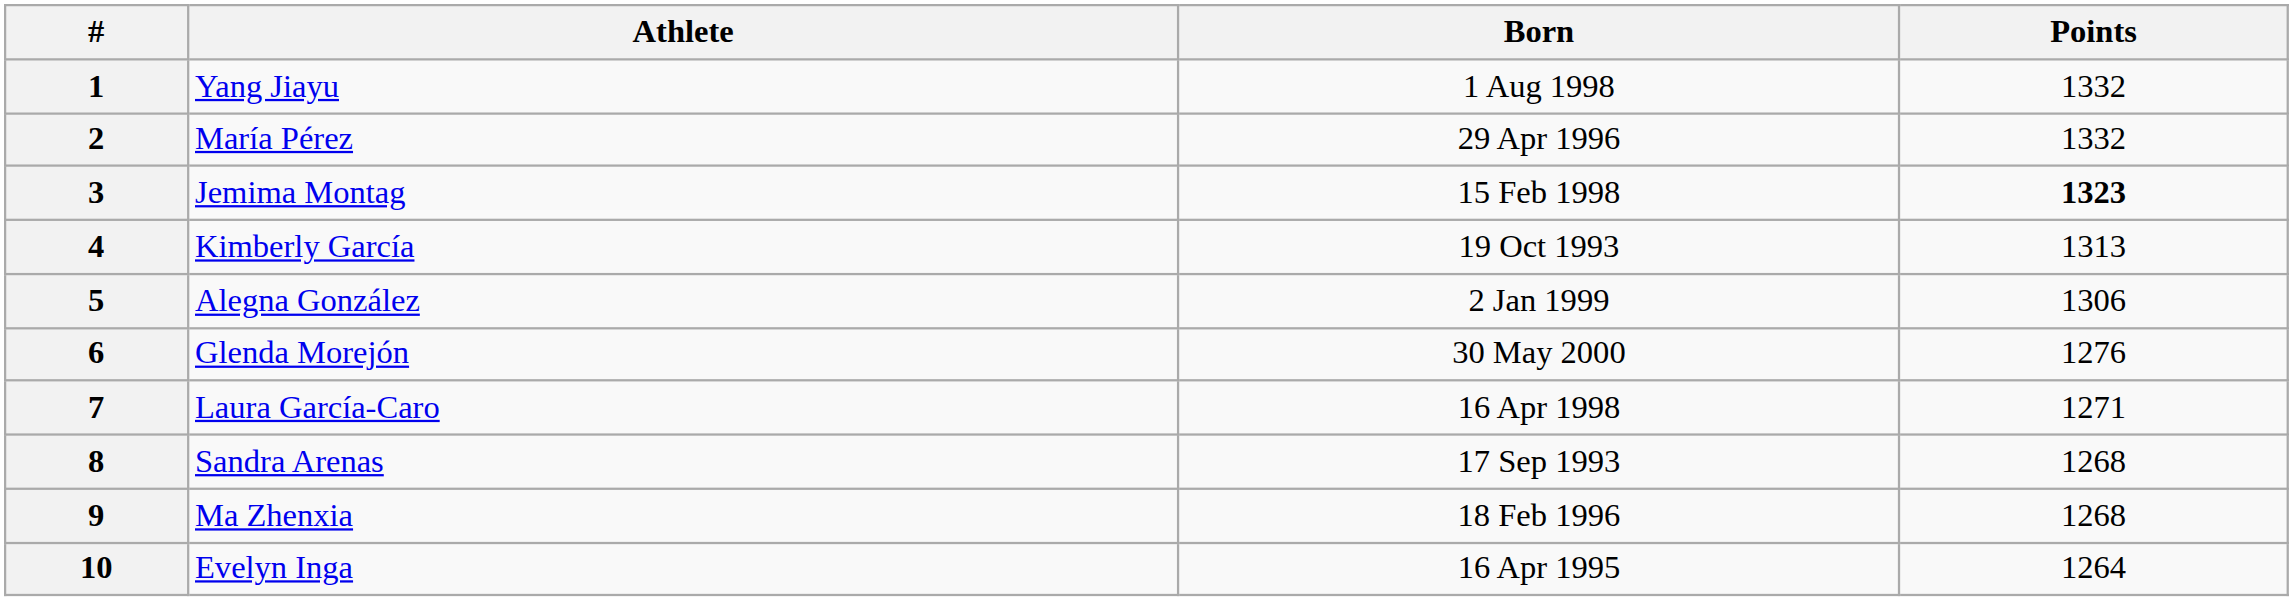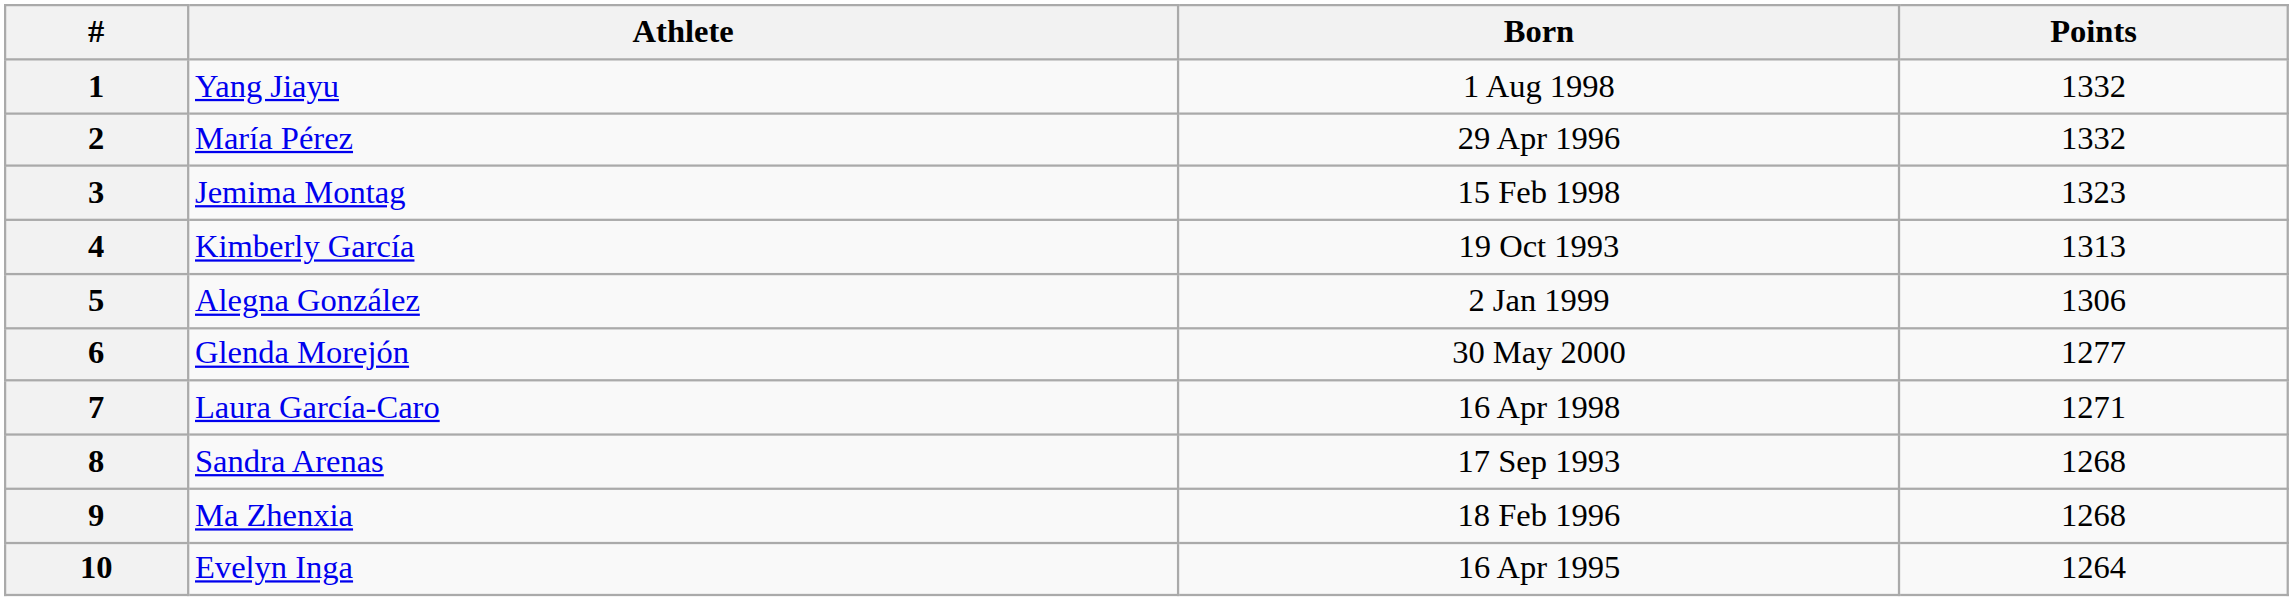(2094, 192) bold -> (2094, 192) normal
(2094, 353) 1276 -> (2094, 353) 1277
